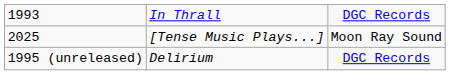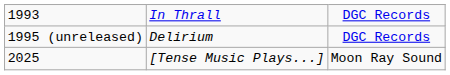rows swapped: (75, 59) <-> (24, 37)
